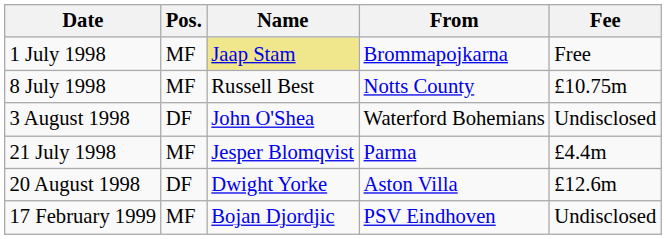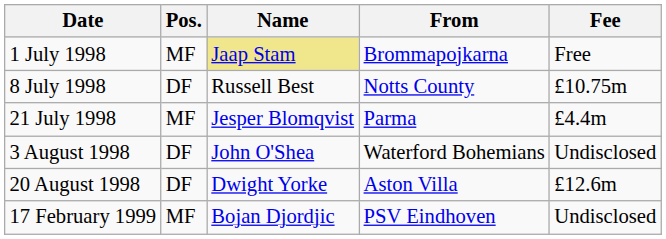(181, 86) MF -> (179, 86) DF
rows swapped: (63, 151) <-> (70, 119)
